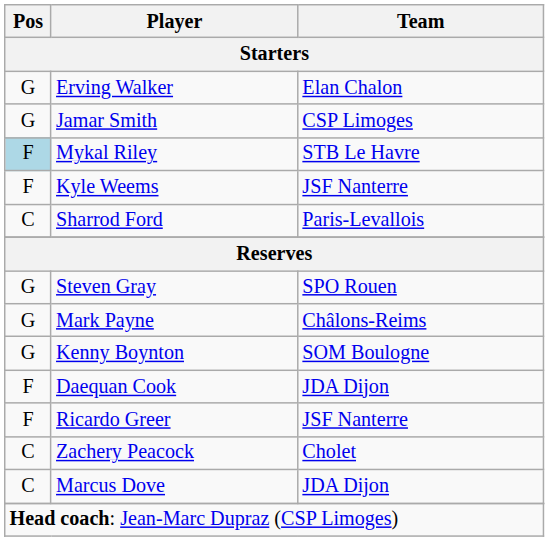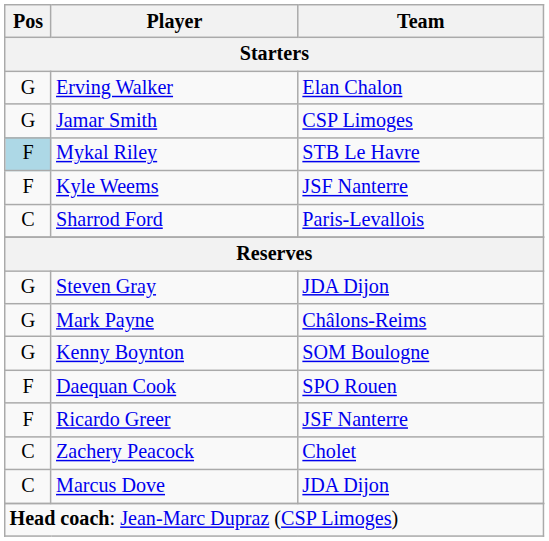(350, 286) SPO Rouen -> (346, 286) JDA Dijon
(346, 385) JDA Dijon -> (350, 385) SPO Rouen
